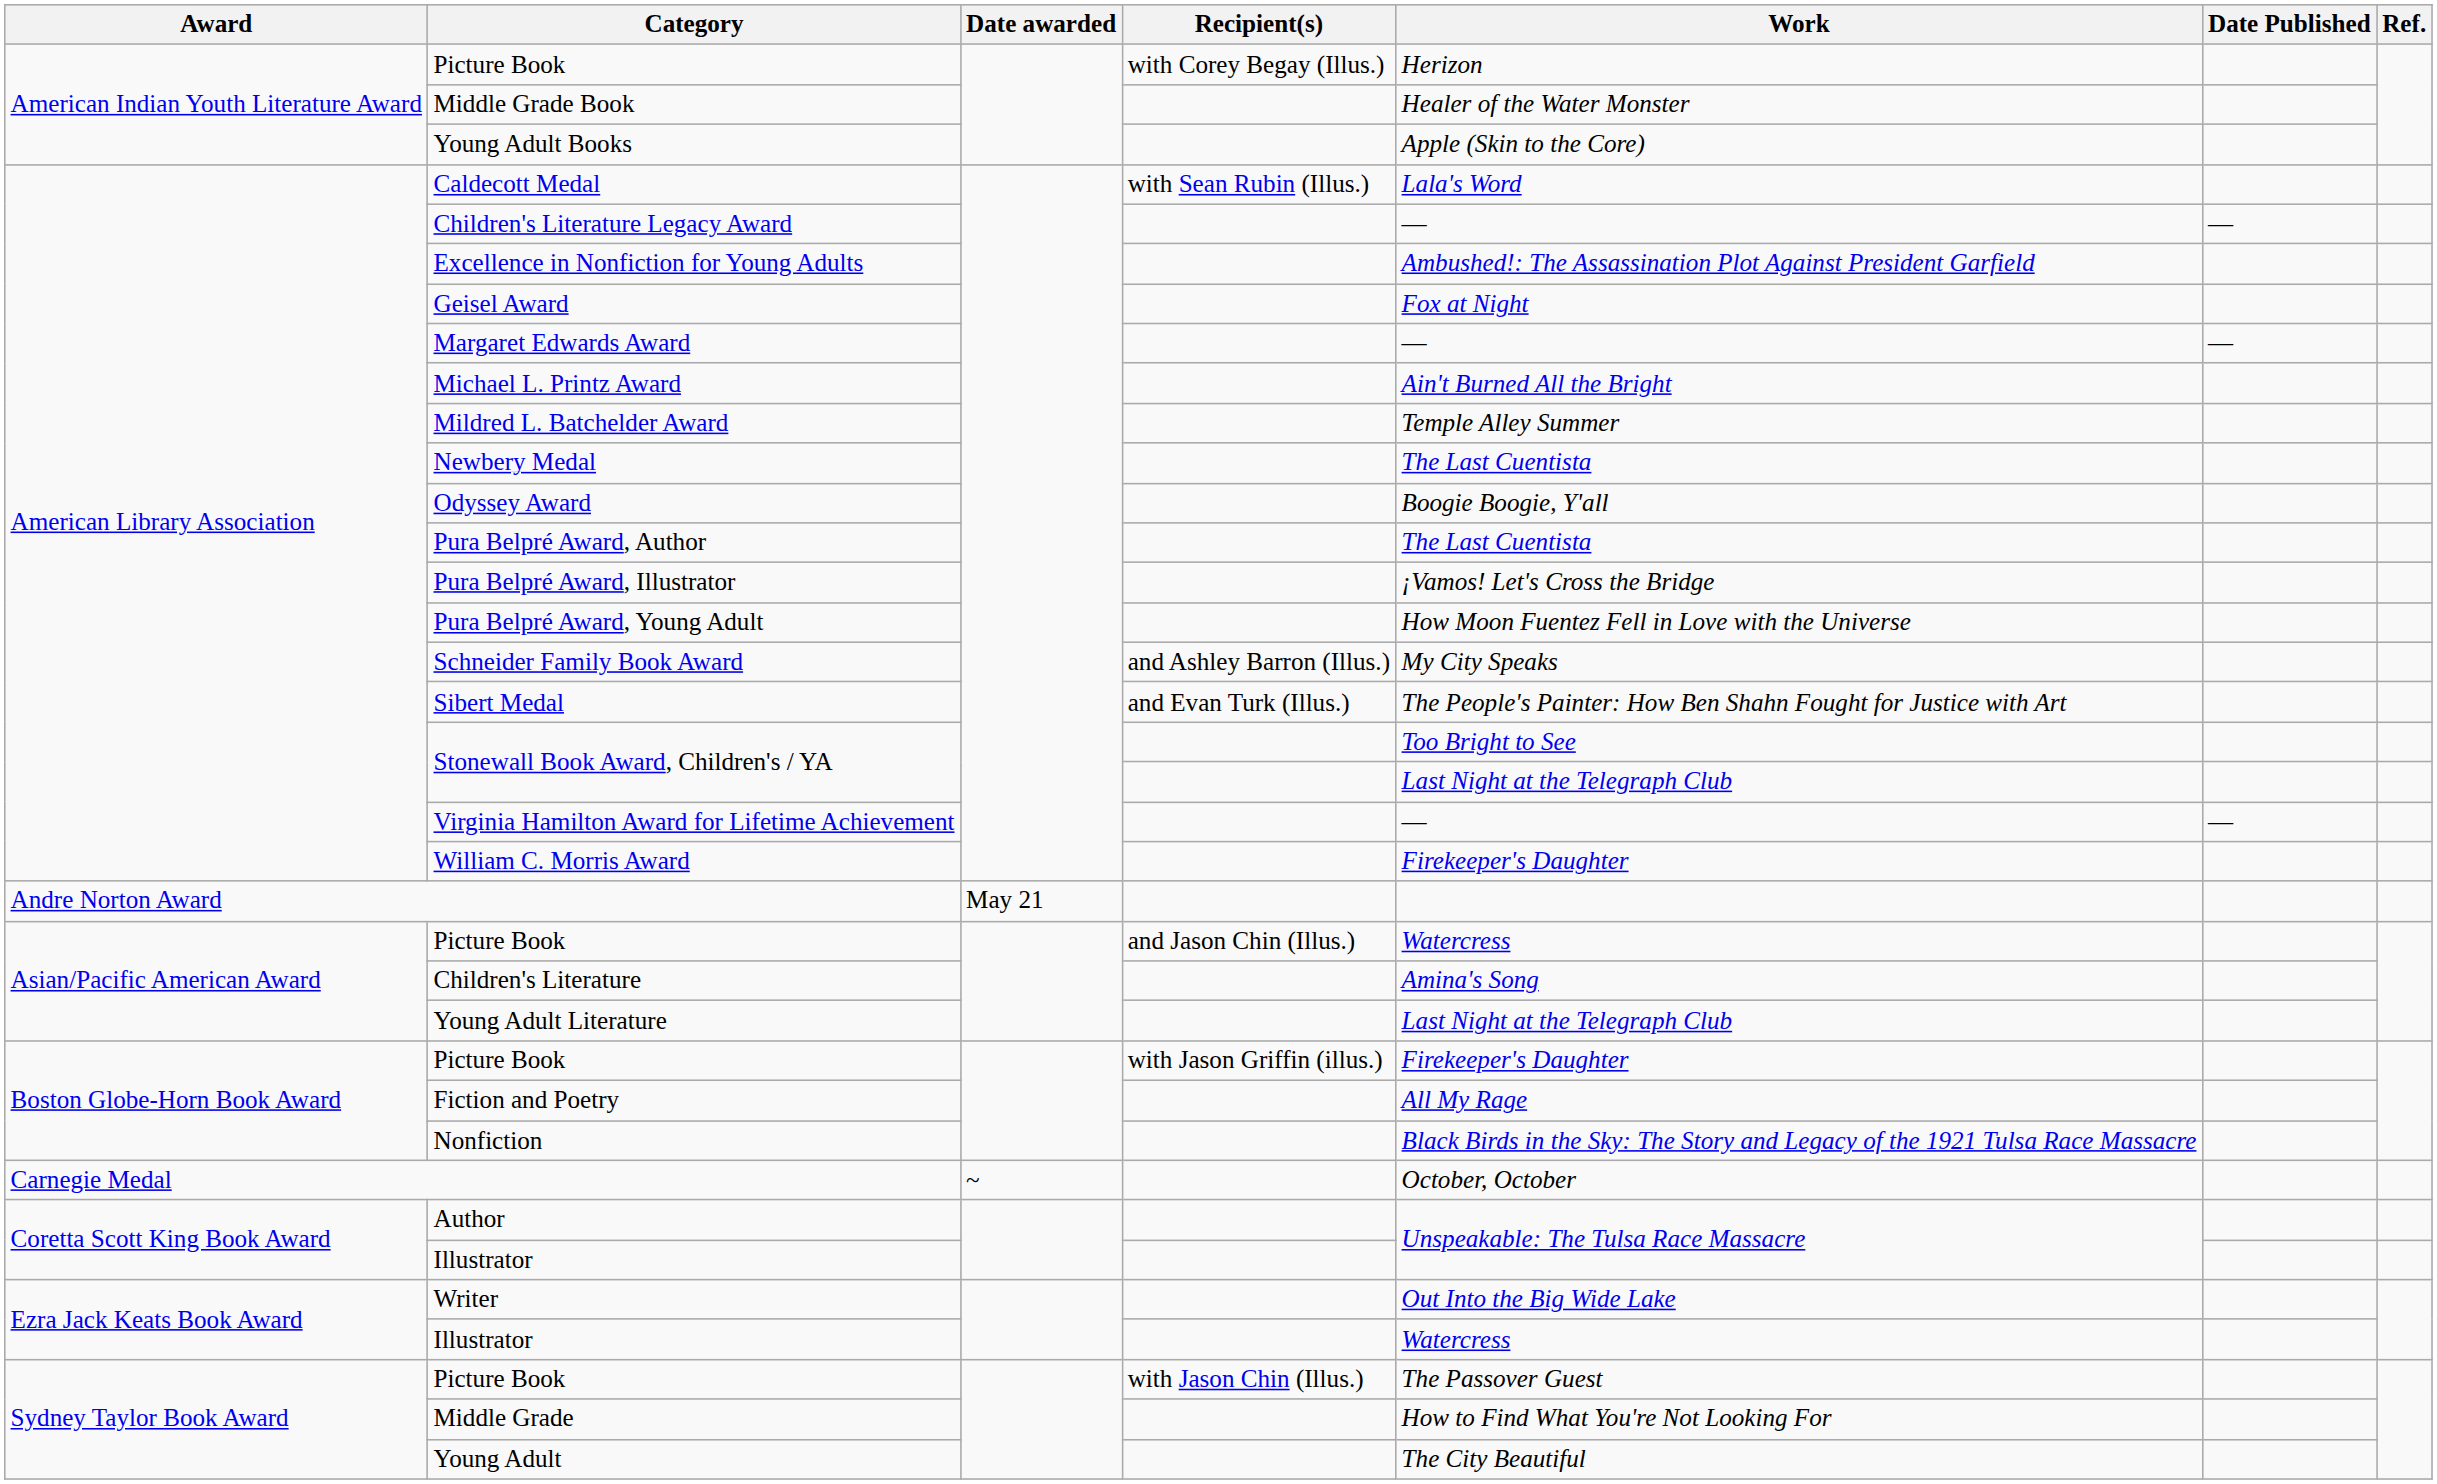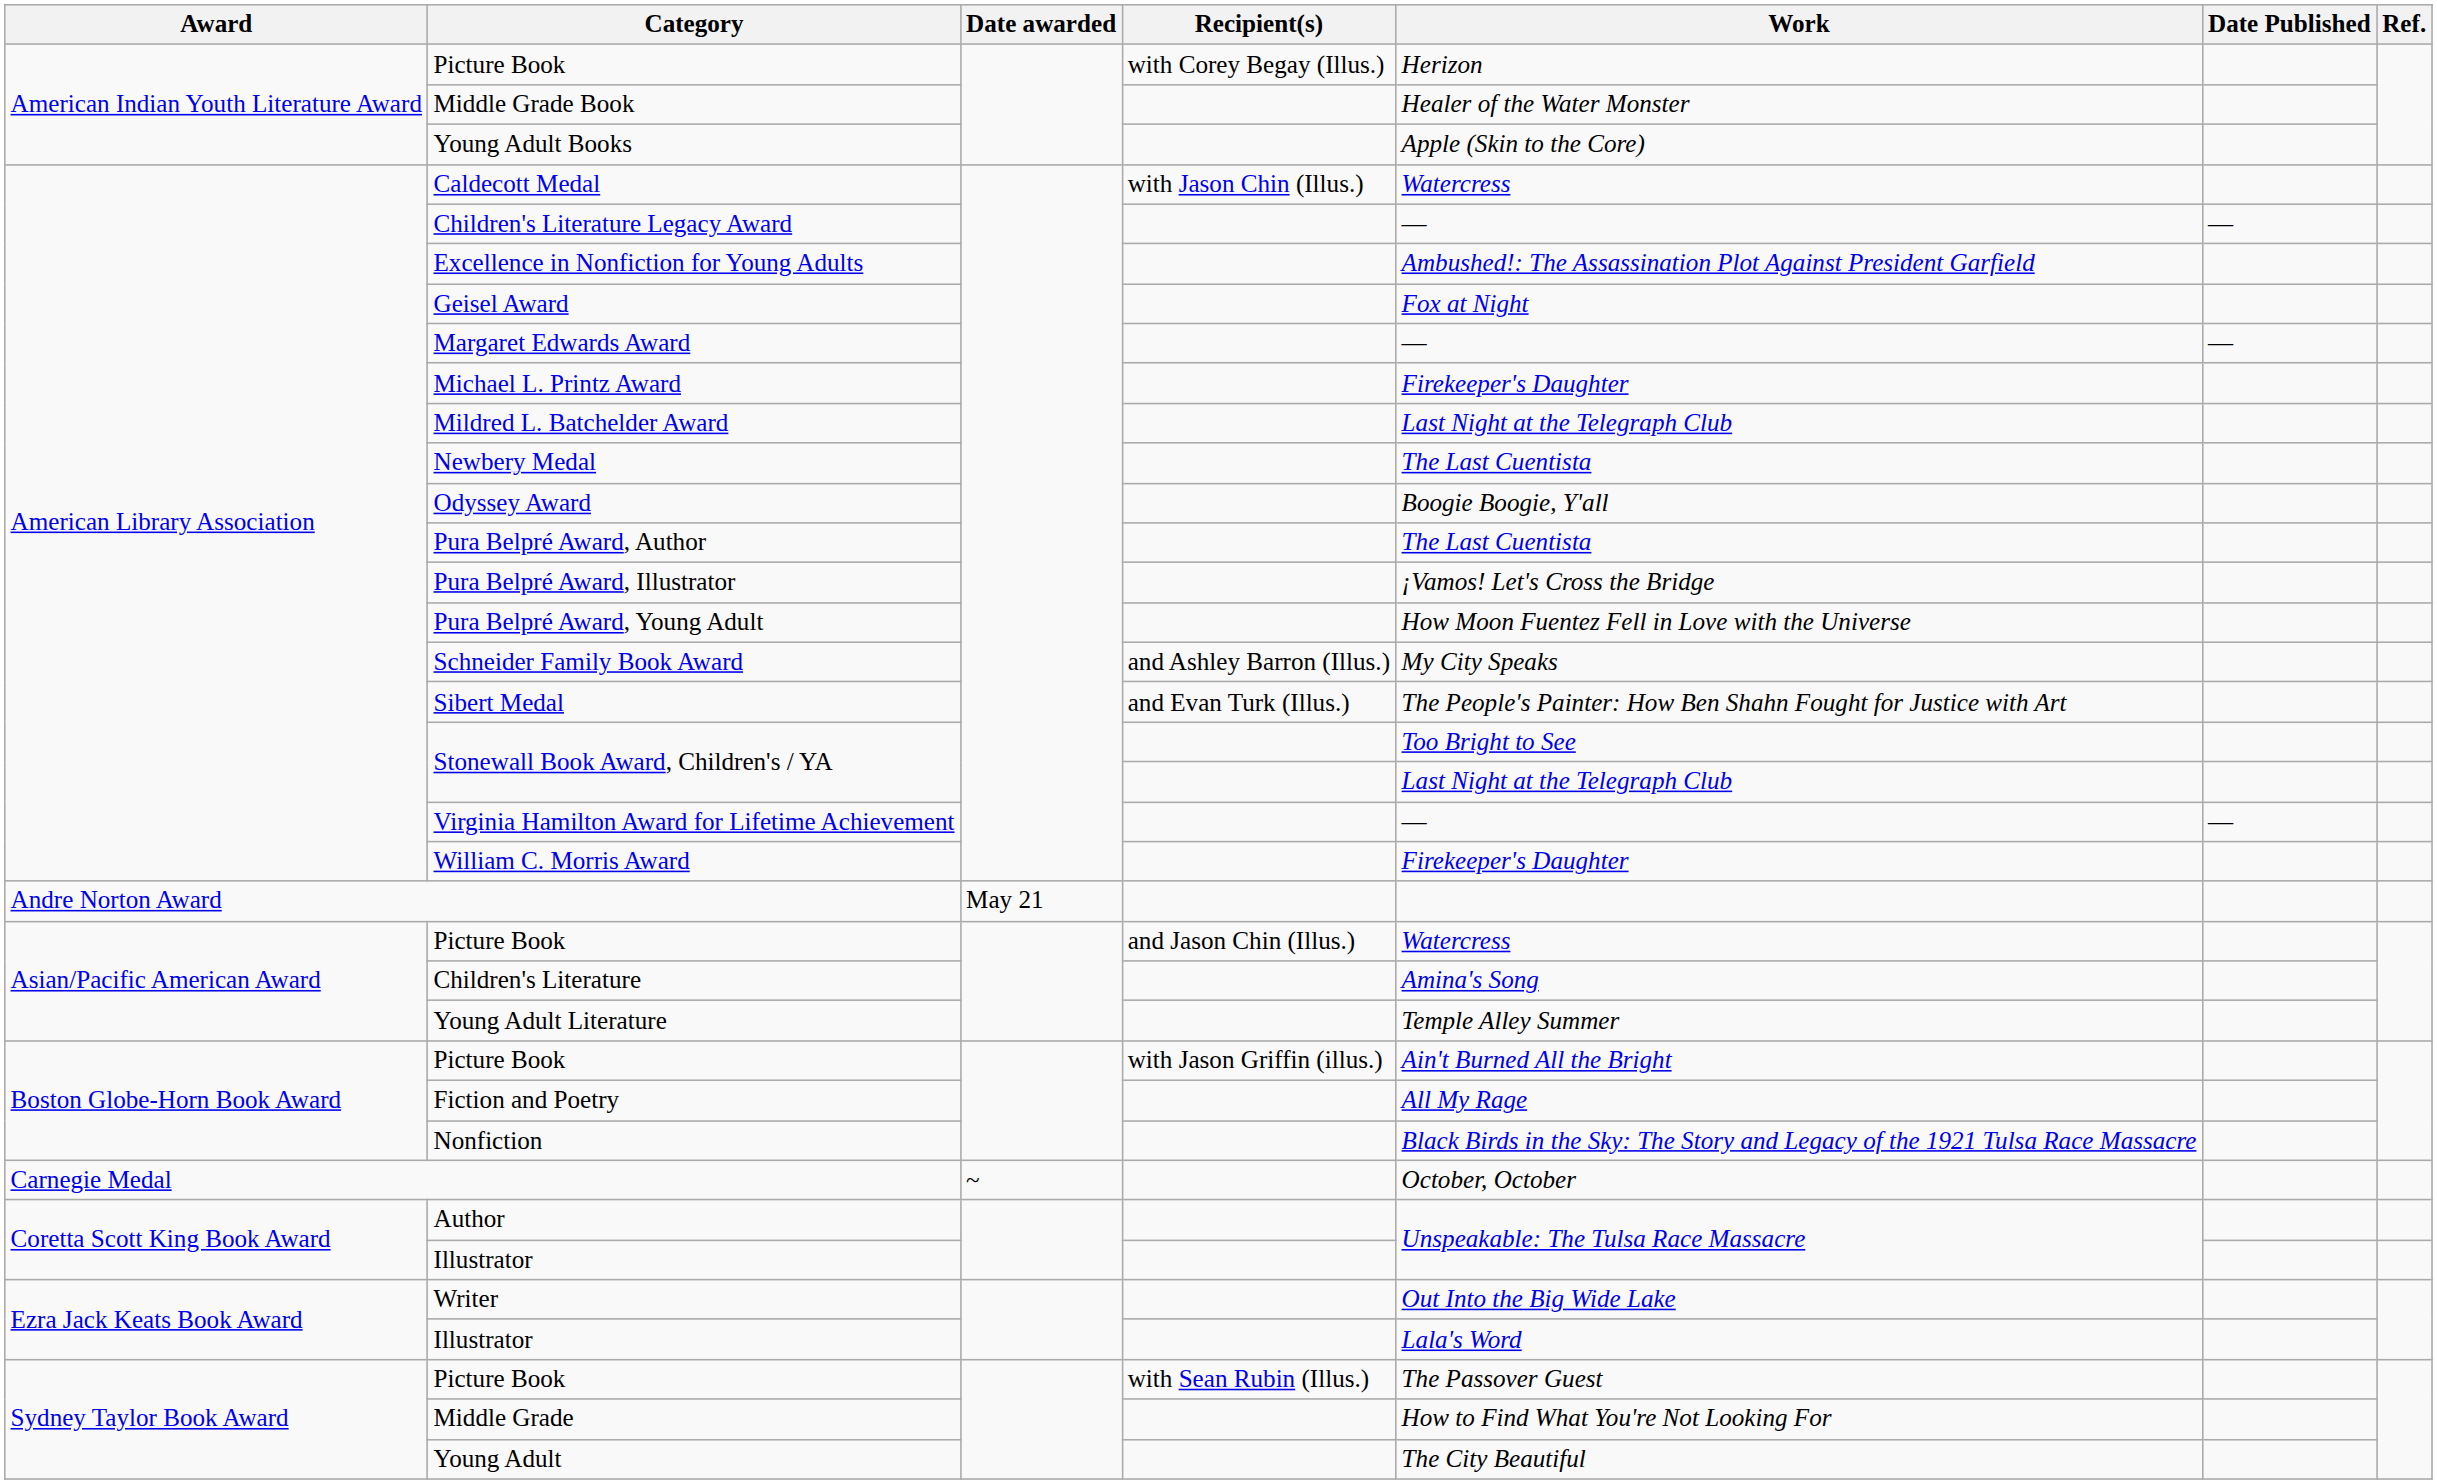(1248, 183) with Sean Rubin (Illus.) -> (1246, 183) with Jason Chin (Illus.)
(1462, 183) Lala's Word -> (1456, 183) Watercress
(1537, 382) Ain't Burned All the Bright -> (1515, 382) Firekeeper's Daughter
(1510, 422) Temple Alley Summer -> (1567, 422) Last Night at the Telegraph Club
(1567, 1020) Last Night at the Telegraph Club -> (1510, 1020) Temple Alley Summer
(1515, 1060) Firekeeper's Daughter -> (1537, 1060) Ain't Burned All the Bright
(1456, 1339) Watercress -> (1462, 1339) Lala's Word
(1246, 1378) with Jason Chin (Illus.) -> (1248, 1378) with Sean Rubin (Illus.)
